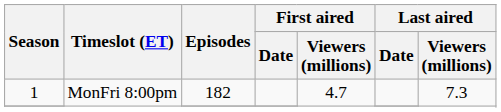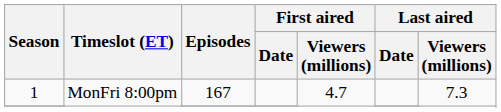(218, 92) 182 -> (218, 92) 167
